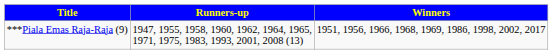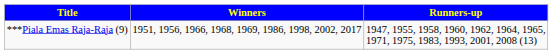columns swapped: (431, 12) <-> (222, 12)
